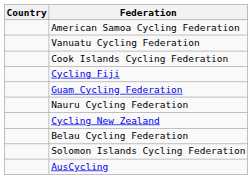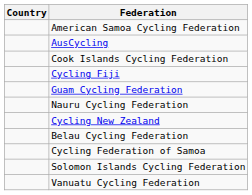rows swapped: (80, 167) <-> (125, 43)
+ row: (128, 151)
